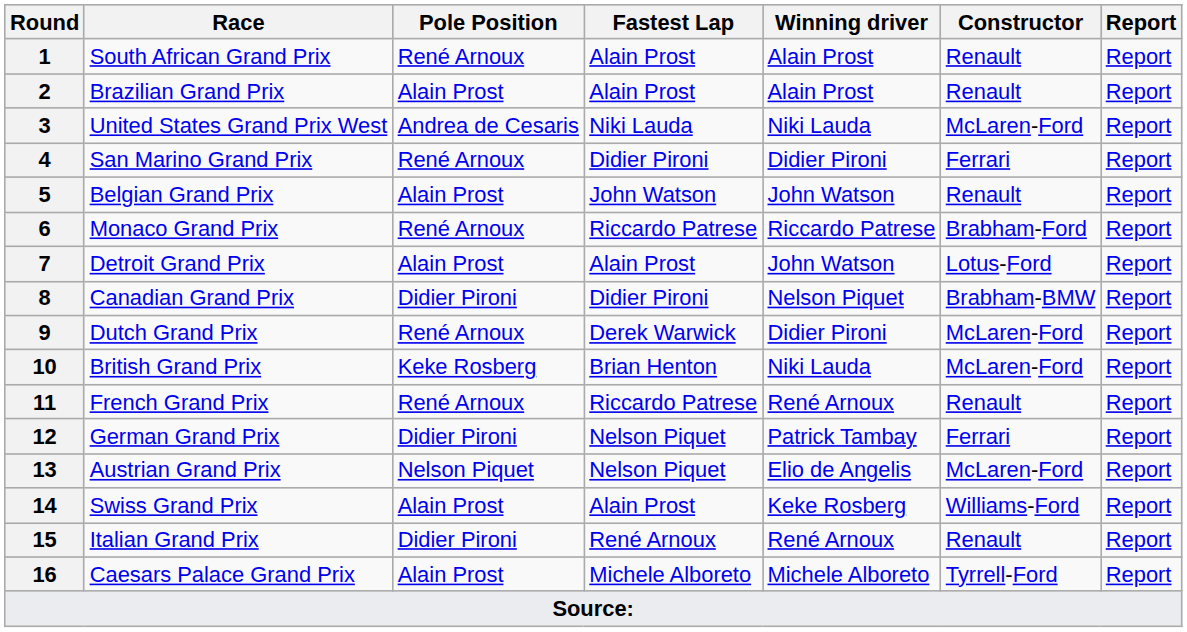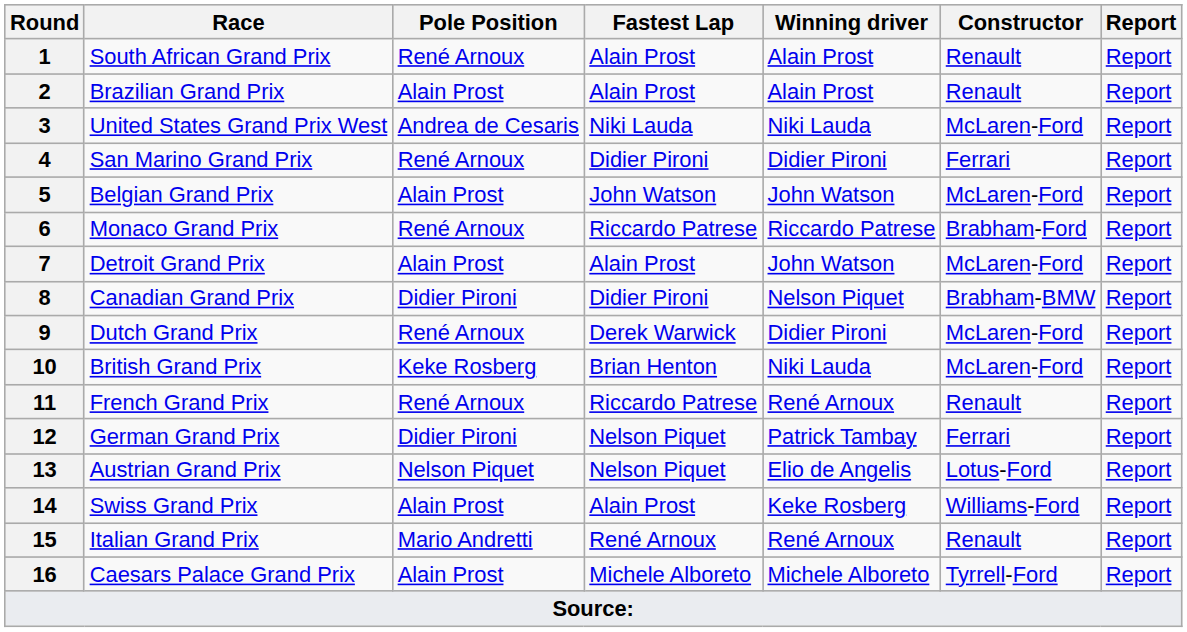(983, 194) Renault -> (1014, 194) McLaren-Ford
(999, 263) Lotus-Ford -> (1014, 263) McLaren-Ford
(1014, 470) McLaren-Ford -> (999, 470) Lotus-Ford
(457, 539) Didier Pironi -> (465, 539) Mario Andretti
